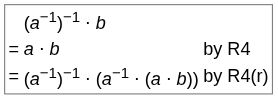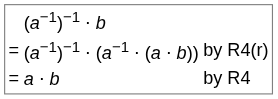rows swapped: (111, 76) <-> (42, 49)
